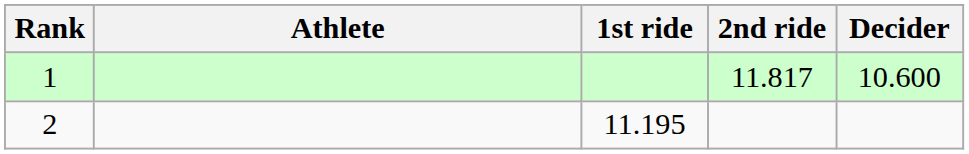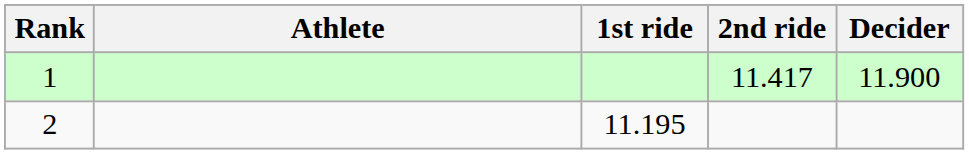(772, 76) 11.817 -> (772, 76) 11.417
(899, 76) 10.600 -> (899, 76) 11.900
